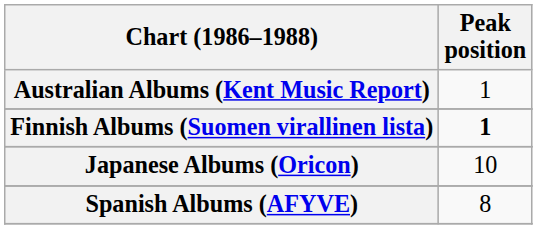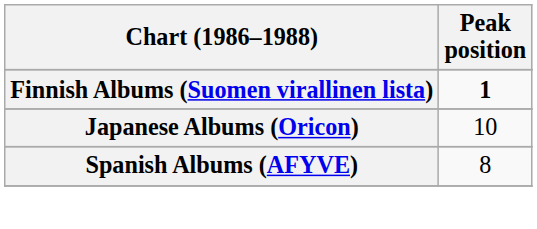- row: (222, 89)
